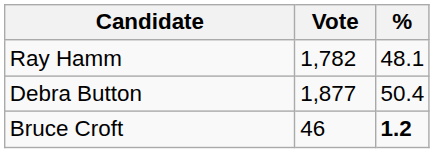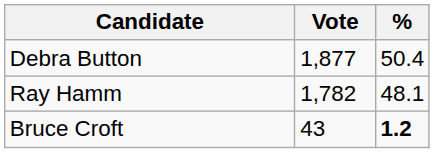rows swapped: (76, 93) <-> (66, 57)
(313, 128) 46 -> (313, 128) 43
